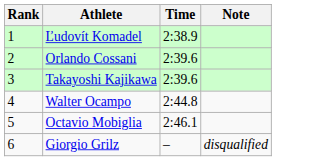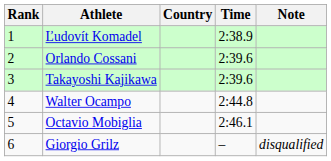+ column: (188, 15)
